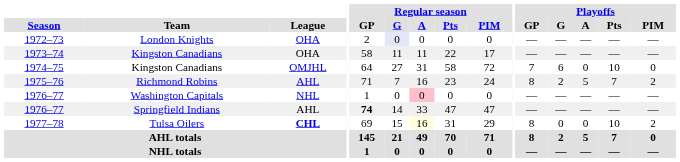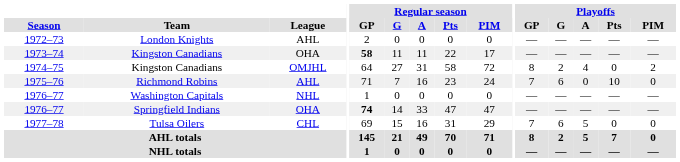(308, 39) OHA -> (308, 39) AHL
(397, 39) lavender background -> (397, 39) no background
(367, 53) normal -> (367, 53) bold
(532, 67) 7 -> (532, 67) 8
(561, 67) 6 -> (561, 67) 2
(586, 67) 0 -> (586, 67) 4
(614, 67) 10 -> (614, 67) 0
(653, 67) 0 -> (653, 67) 2
(532, 81) 8 -> (532, 81) 7
(561, 81) 2 -> (561, 81) 6
(586, 81) 5 -> (586, 81) 0
(614, 81) 7 -> (614, 81) 10
(653, 81) 2 -> (653, 81) 0
(422, 95) pink background -> (422, 95) no background
(308, 109) AHL -> (308, 109) OHA
(308, 123) bold -> (308, 123) normal
(422, 123) lightyellow background -> (422, 123) no background
(532, 123) 8 -> (532, 123) 7
(561, 123) 0 -> (561, 123) 6
(586, 123) 0 -> (586, 123) 5
(614, 123) 10 -> (614, 123) 0
(653, 123) 2 -> (653, 123) 0
